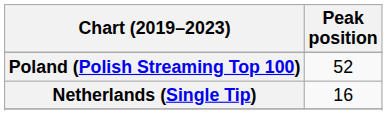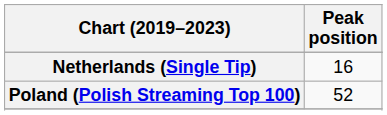rows swapped: (155, 94) <-> (155, 66)
